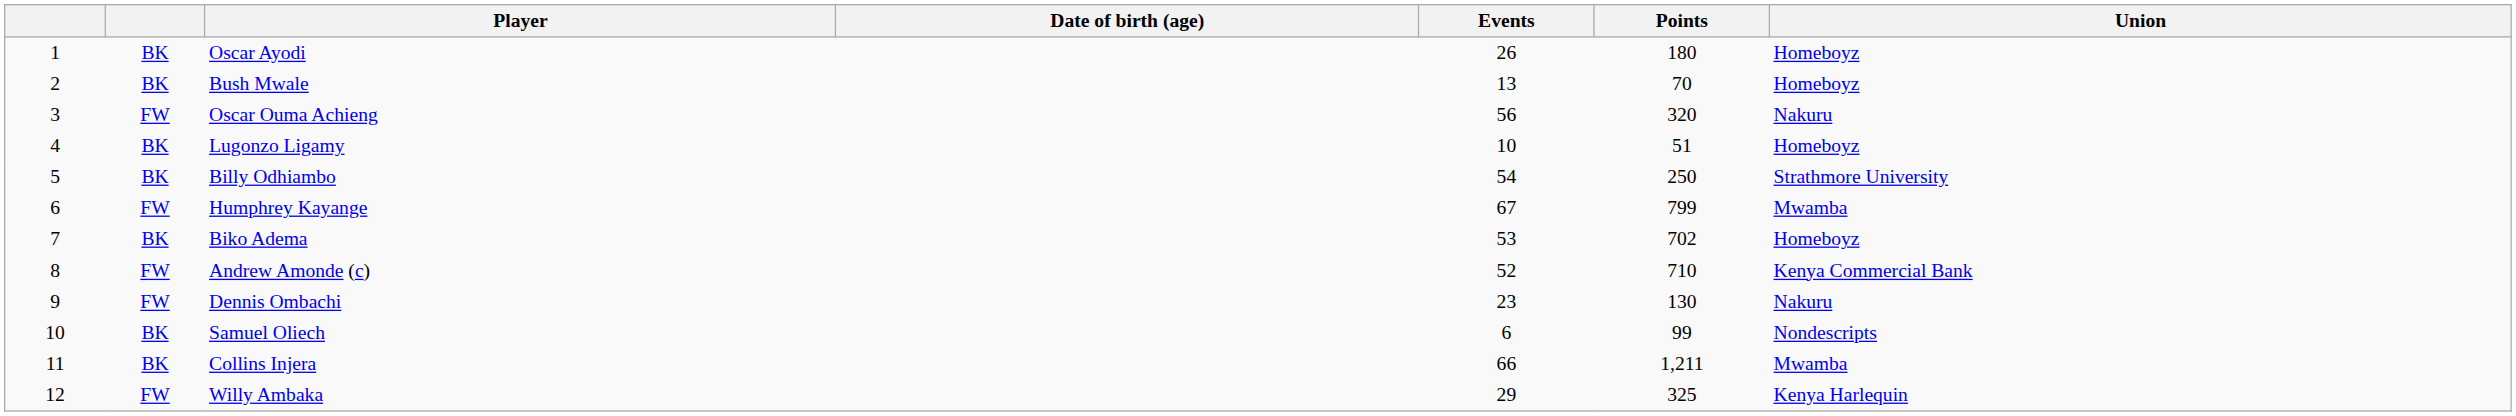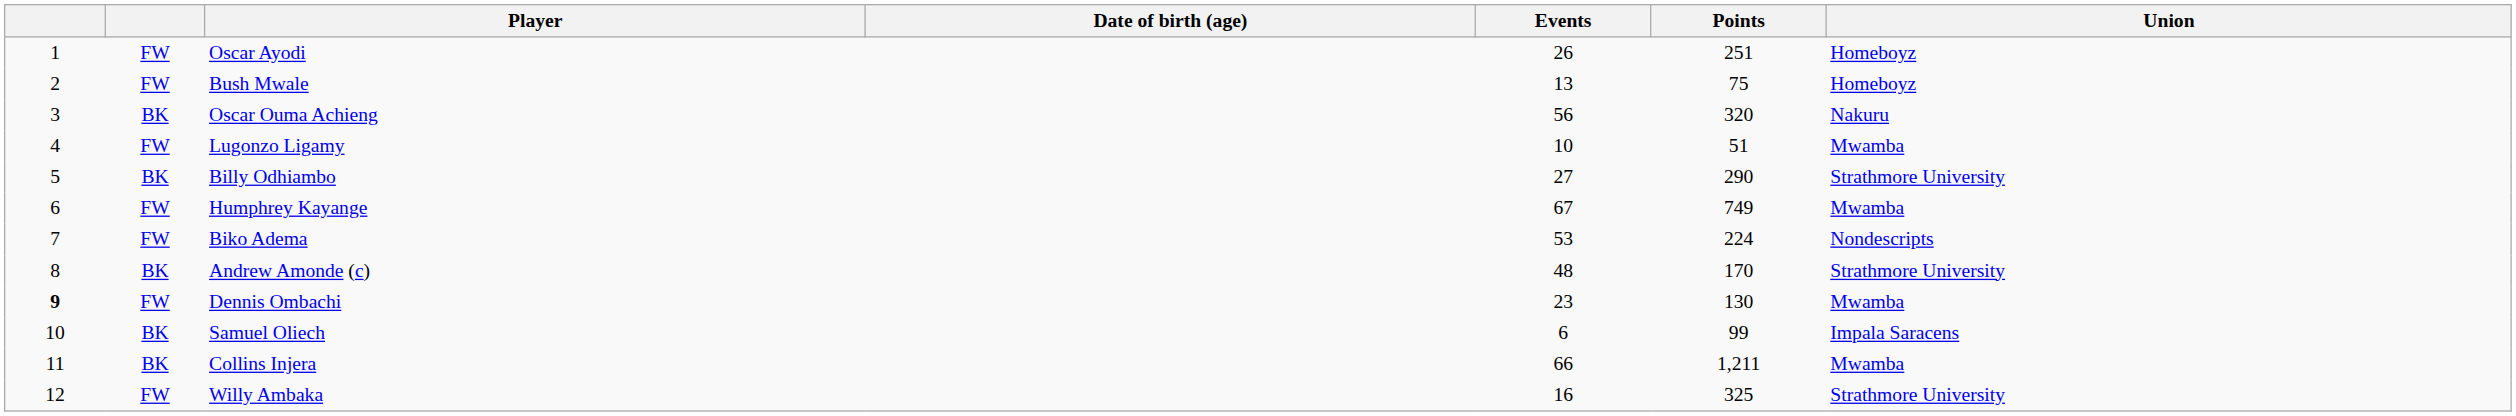(155, 53) BK -> (155, 53) FW
(1682, 53) 180 -> (1739, 53) 251
(155, 84) BK -> (155, 84) FW
(1682, 84) 70 -> (1739, 84) 75
(155, 115) FW -> (155, 115) BK
(155, 146) BK -> (155, 146) FW
(1817, 146) Homeboyz -> (1867, 146) Mwamba
(1506, 177) 54 -> (1563, 177) 27
(1682, 177) 250 -> (1739, 177) 290
(1682, 208) 799 -> (1739, 208) 749
(155, 239) BK -> (155, 239) FW
(1682, 239) 702 -> (1739, 239) 224
(1817, 239) Homeboyz -> (1882, 239) Nondescripts
(155, 270) FW -> (155, 270) BK
(1506, 270) 52 -> (1563, 270) 48
(1682, 270) 710 -> (1739, 270) 170
(1873, 270) Kenya Commercial Bank -> (1918, 270) Strathmore University
(55, 301) normal -> (55, 301) bold
(1803, 301) Nakuru -> (1867, 301) Mwamba
(1825, 332) Nondescripts -> (1895, 332) Impala Saracens
(1506, 394) 29 -> (1563, 394) 16
(1841, 394) Kenya Harlequin -> (1918, 394) Strathmore University
